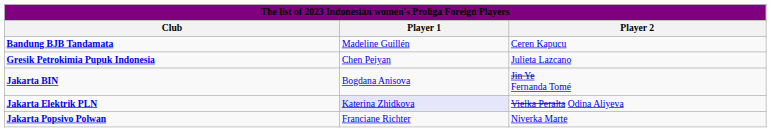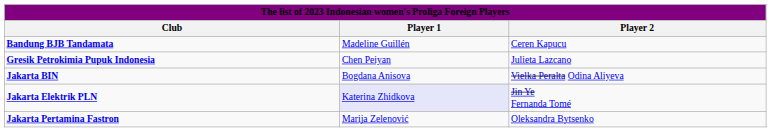(541, 82) Jin Ye Fernanda Tomé -> (567, 76) Vielka Peralta Odina Aliyeva
(567, 103) Vielka Peralta Odina Aliyeva -> (541, 98) Jin Ye Fernanda Tomé
+ row: (63, 119)
- row: (56, 119)
